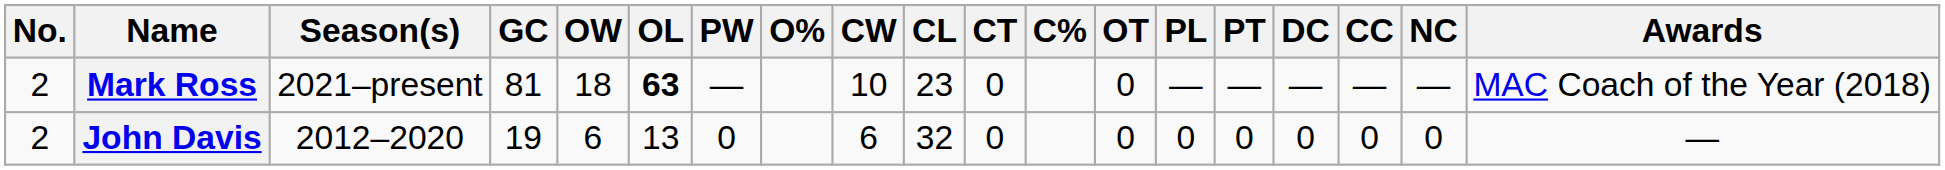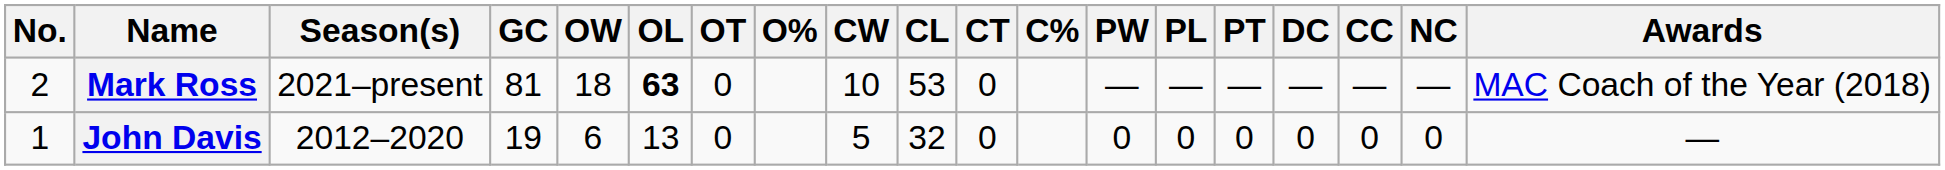columns swapped: (1126, 31) <-> (727, 31)
(935, 84) 23 -> (927, 84) 53
(40, 137) 2 -> (40, 137) 1
(869, 137) 6 -> (861, 137) 5
